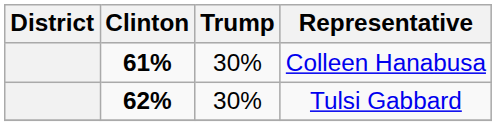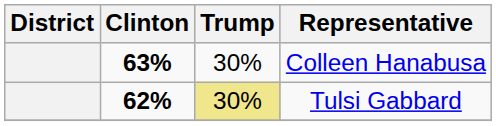(147, 62) 61% -> (147, 62) 63%
(237, 100) no background -> (237, 100) khaki background
